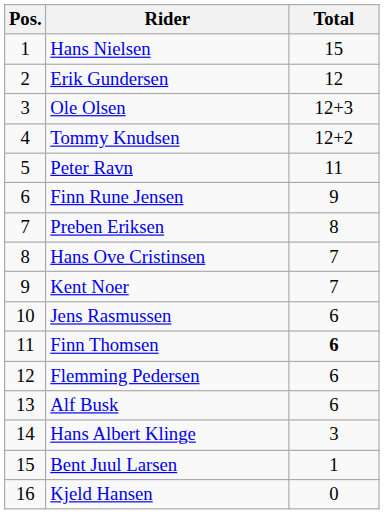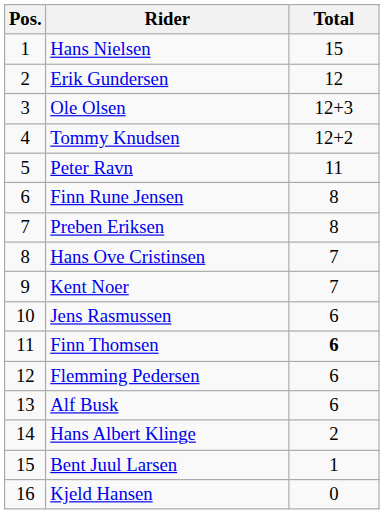(334, 197) 9 -> (334, 197) 8
(334, 434) 3 -> (334, 434) 2
